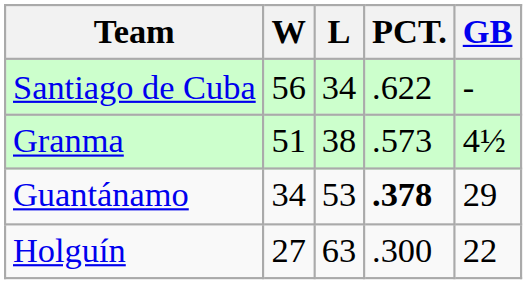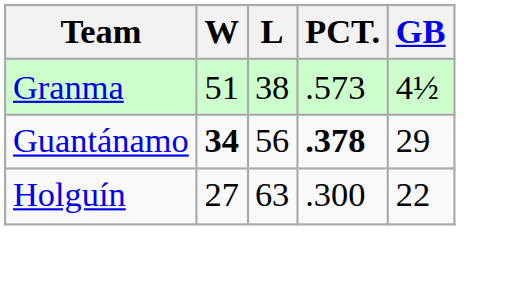- row: (134, 86)
(289, 195) normal -> (222, 140) bold
(339, 195) 53 -> (272, 140) 56
